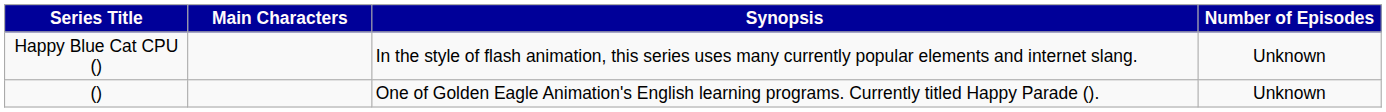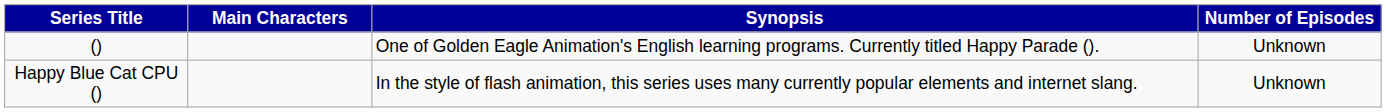rows swapped: (96, 93) <-> (96, 55)
